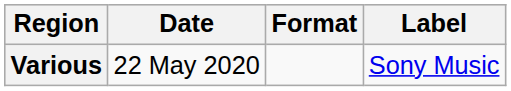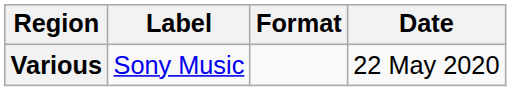columns swapped: (187, 24) <-> (434, 24)
